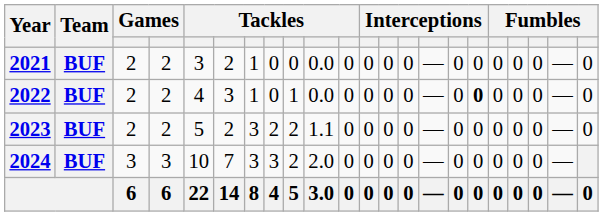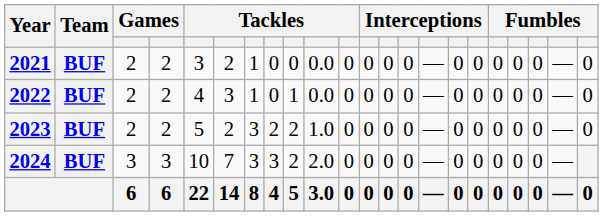(478, 95) bold -> (478, 95) normal
(321, 128) 1.1 -> (321, 128) 1.0
